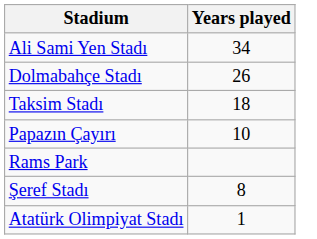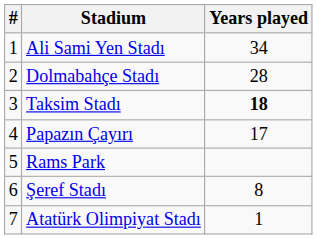+ column: (13, 18)
(241, 76) 26 -> (259, 76) 28
(241, 104) normal -> (259, 104) bold
(241, 133) 10 -> (259, 133) 17
